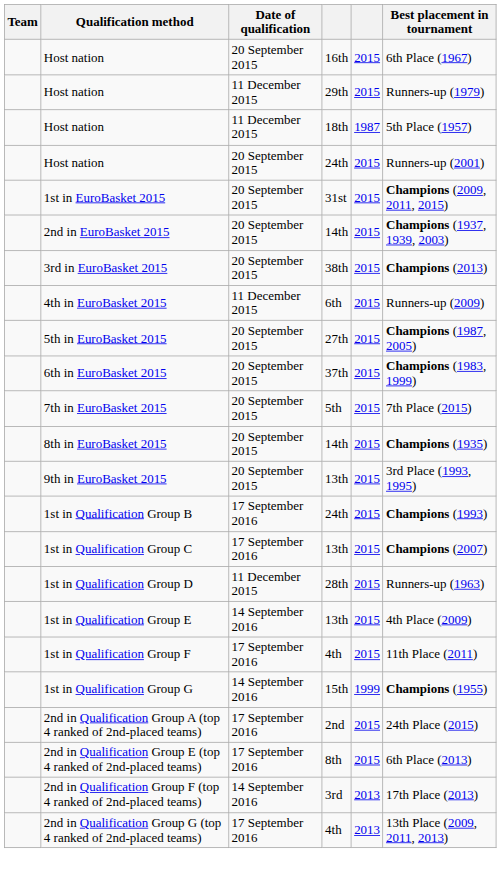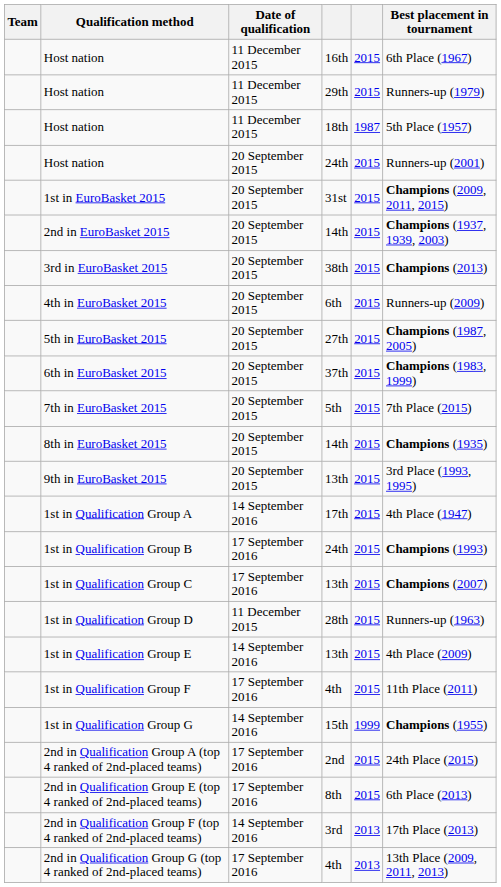(267, 57) 20 September 2015 -> (266, 57) 11 December 2015
(266, 303) 11 December 2015 -> (267, 303) 20 September 2015
+ row: (118, 513)
